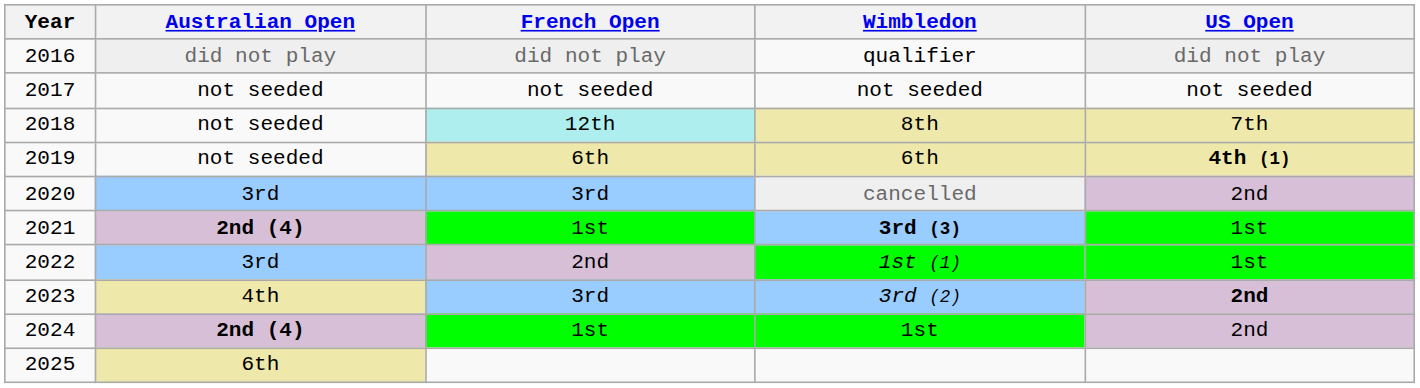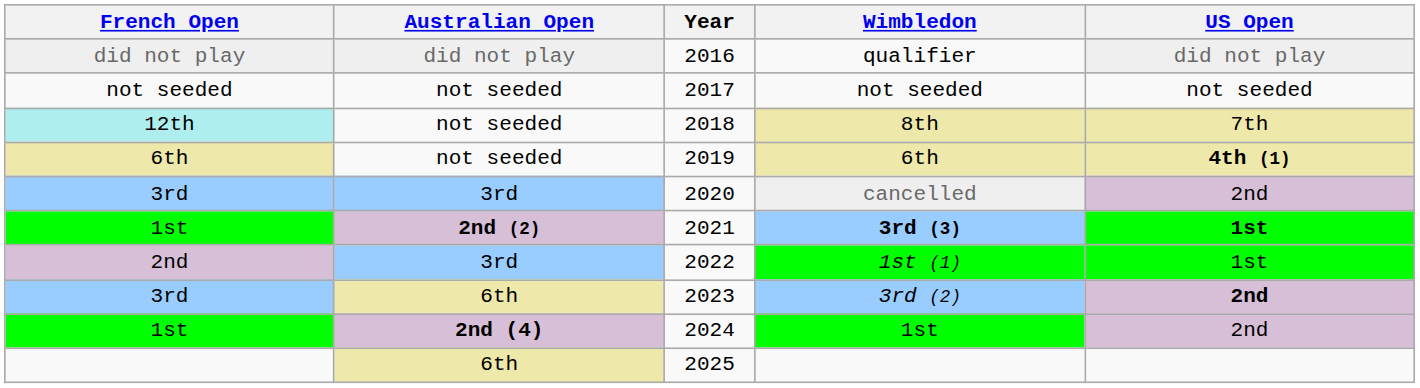columns swapped: (50, 22) <-> (590, 22)
(260, 228) 2nd (4) -> (499, 228) 2nd (2)
(1250, 228) normal -> (1250, 228) bold
(260, 297) 4th -> (499, 297) 6th
